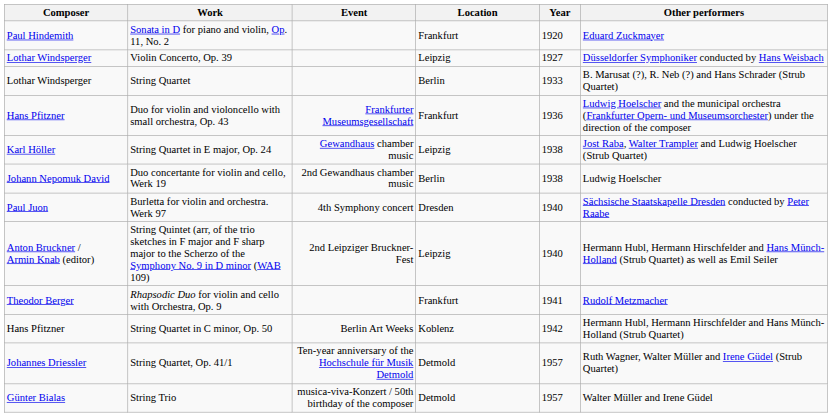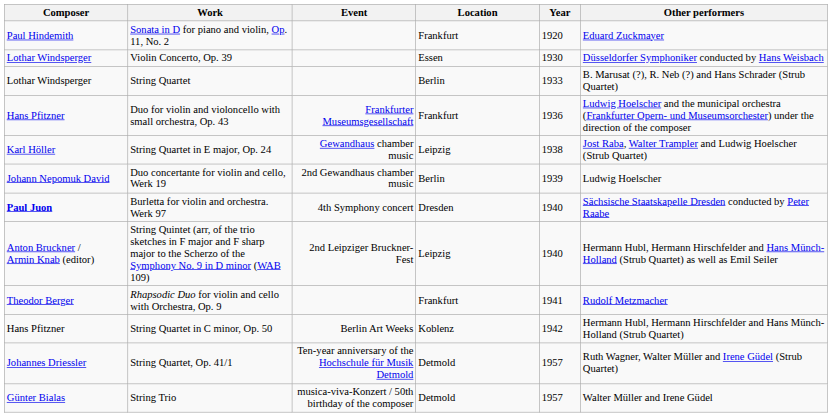(434, 58) Leipzig -> (431, 58) Essen
(552, 58) 1927 -> (552, 58) 1930
(552, 178) 1938 -> (552, 178) 1939
(27, 207) normal -> (30, 207) bold
